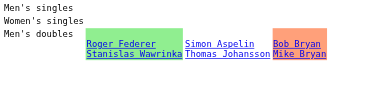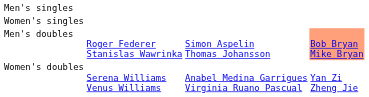(134, 49) lightgreen background -> (134, 49) no background
+ row: (44, 67)
